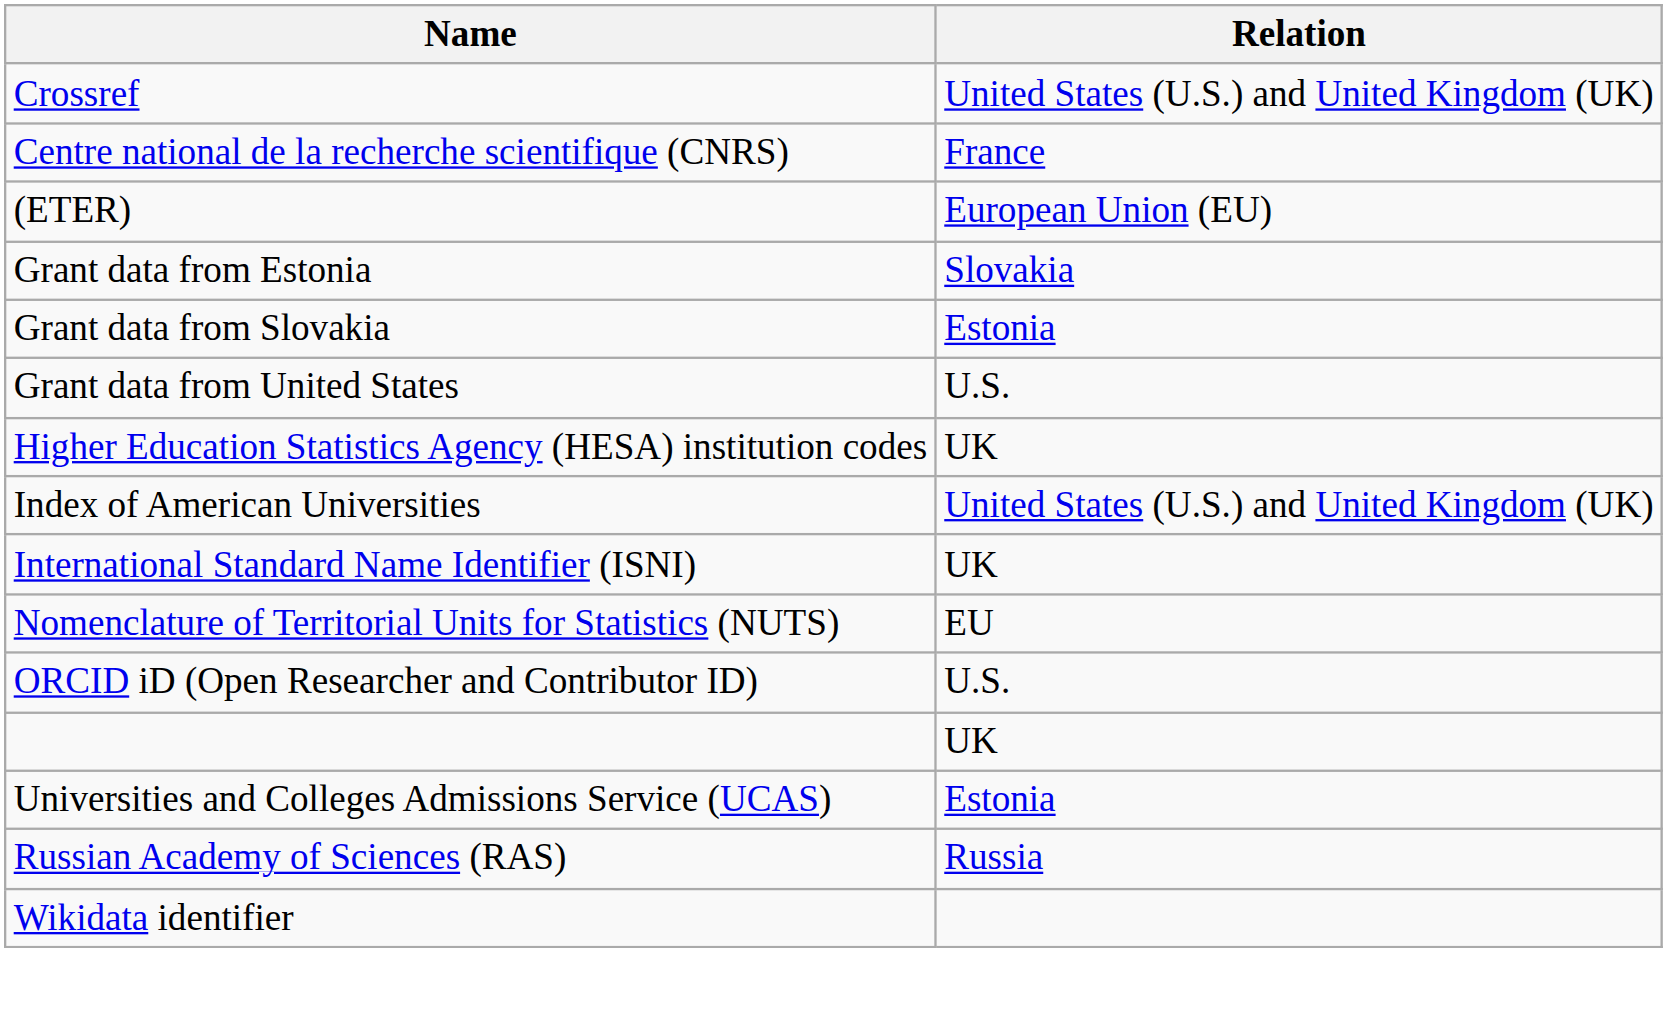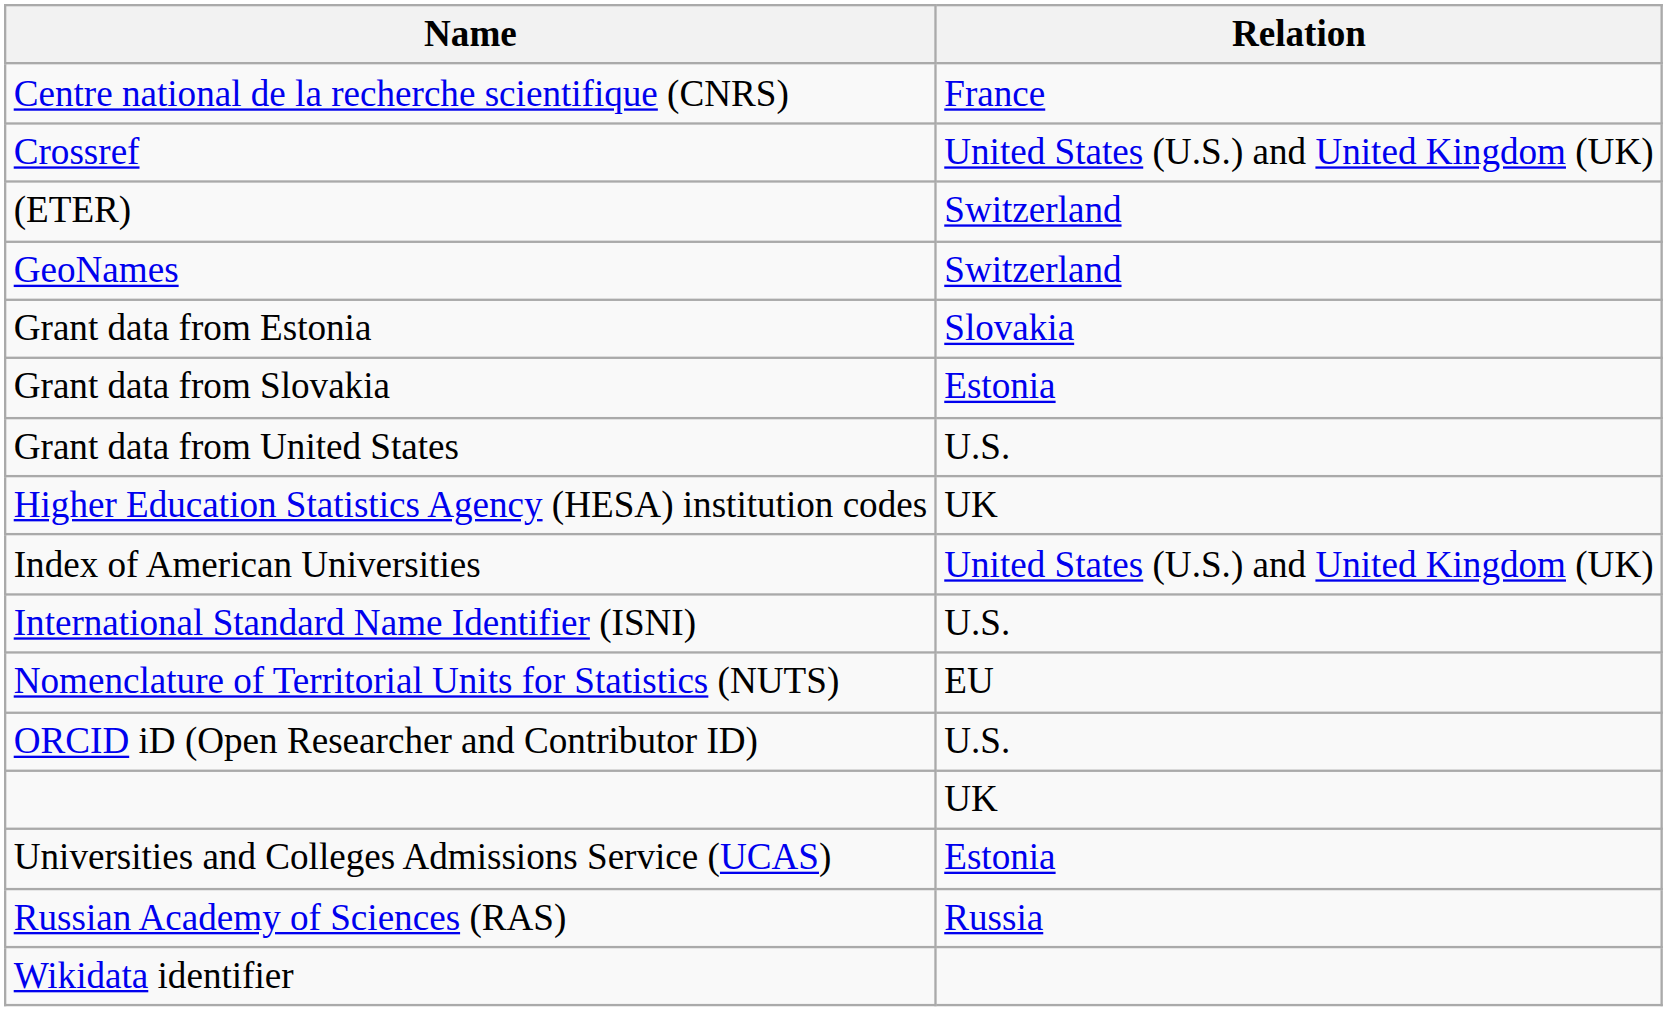rows swapped: (401, 151) <-> (77, 92)
(1108, 210) European Union (EU) -> (1033, 210) Switzerland
+ row: (96, 269)
(971, 563) UK -> (977, 622) U.S.
